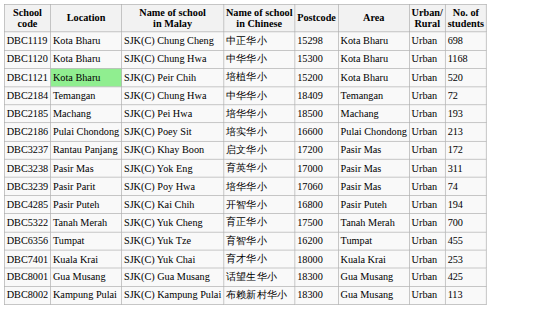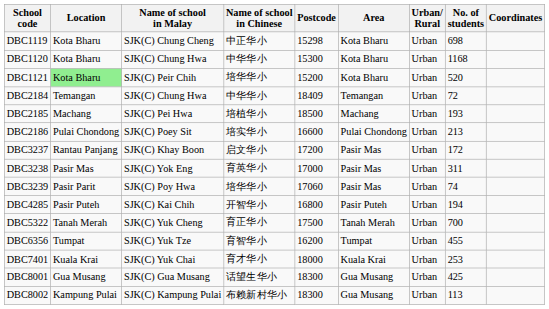+ column: (516, 18)
(246, 77) 培植华小 -> (246, 77) 培华华小
(246, 113) 培华华小 -> (246, 113) 培植华小
